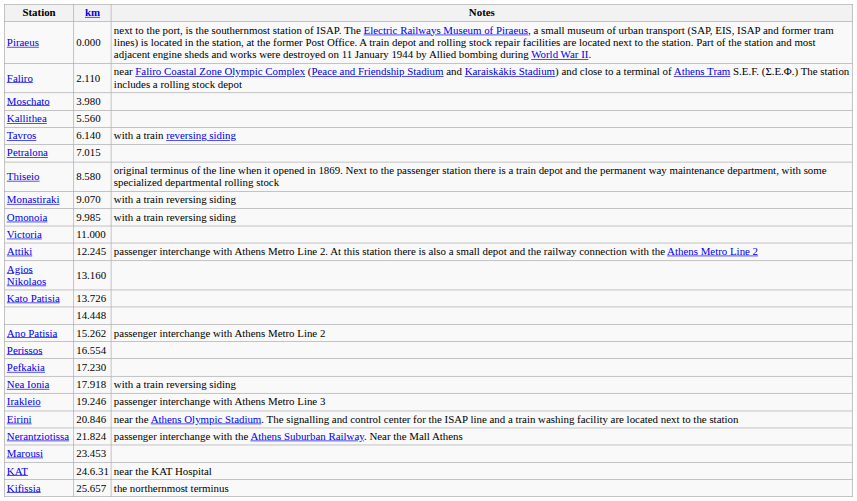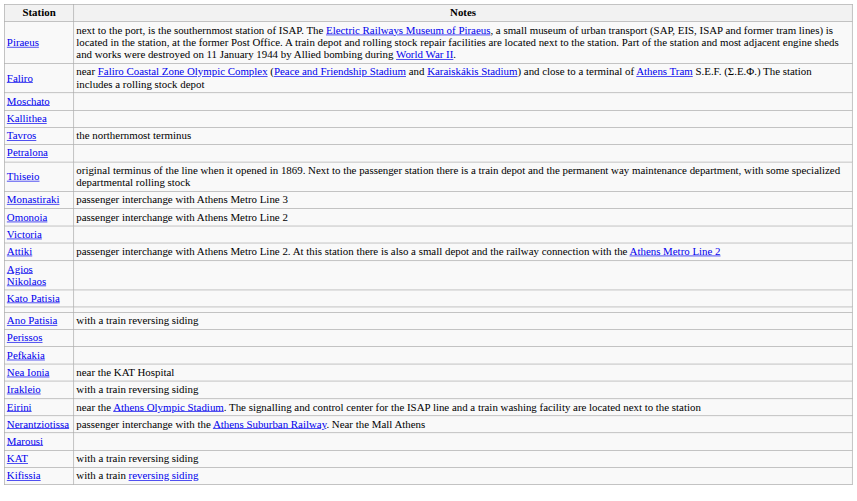- column: (93, 13)
(175, 136) with a train reversing siding -> (134, 136) the northernmost terminus
(175, 200) with a train reversing siding -> (182, 200) passenger interchange with Athens Metro Line 3
(175, 217) with a train reversing siding -> (182, 217) passenger interchange with Athens Metro Line 2
(220, 333) passenger interchange with Athens Metro Line 2 -> (137, 320) with a train reversing siding
(175, 384) with a train reversing siding -> (125, 372) near the KAT Hospital
(220, 402) passenger interchange with Athens Metro Line 3 -> (137, 389) with a train reversing siding
(163, 471) near the KAT Hospital -> (137, 458) with a train reversing siding
(171, 488) the northernmost terminus -> (137, 476) with a train reversing siding
